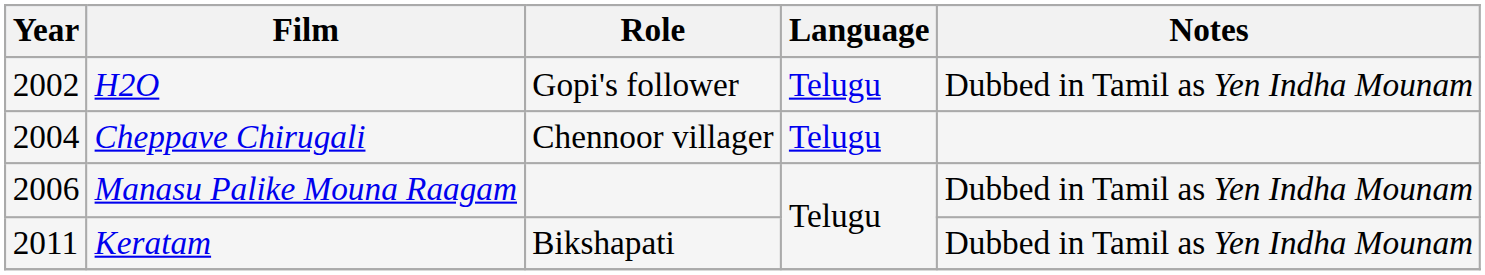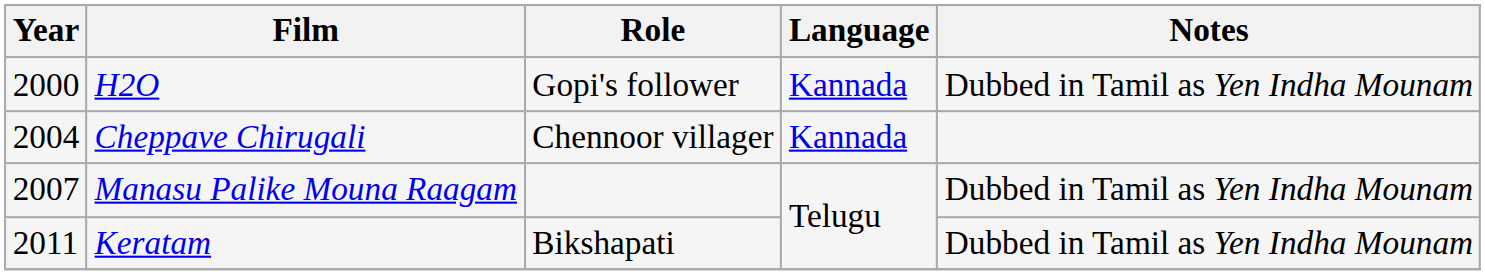(46, 83) 2002 -> (46, 83) 2000
(835, 83) Telugu -> (848, 83) Kannada
(835, 136) Telugu -> (848, 136) Kannada
(46, 189) 2006 -> (46, 189) 2007
